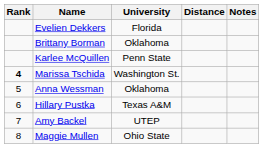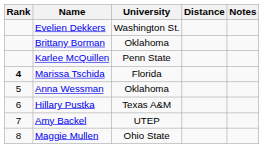(147, 27) Florida -> (147, 27) Washington St.
(147, 74) Washington St. -> (147, 74) Florida
